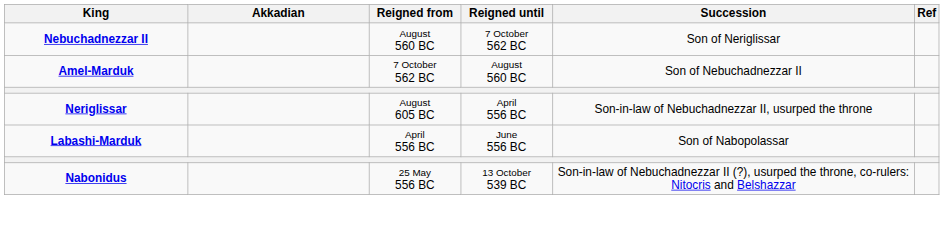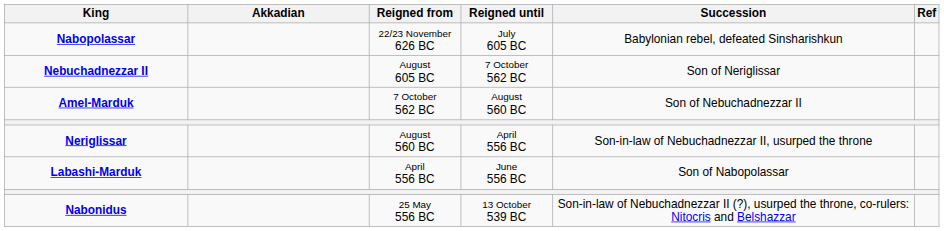+ row: (96, 39)
(415, 40) August 560 BC -> (415, 72) August 605 BC
(415, 109) August 605 BC -> (415, 141) August 560 BC
